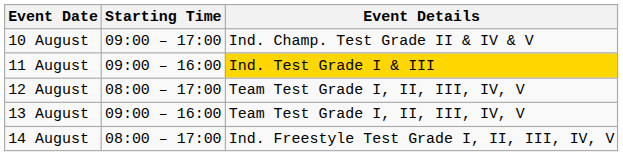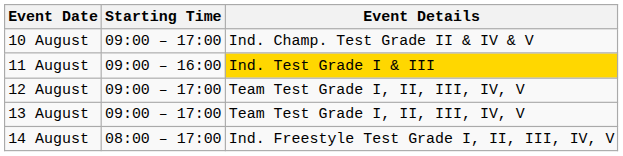(163, 90) 08:00 – 17:00 -> (163, 90) 09:00 – 17:00
(163, 114) 09:00 – 16:00 -> (163, 114) 09:00 – 17:00
